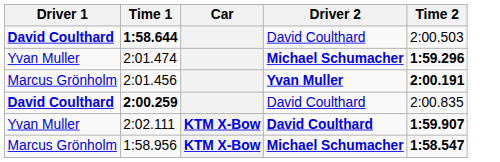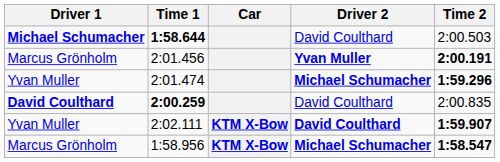(61, 37) David Coulthard -> (76, 37) Michael Schumacher
rows swapped: (150, 80) <-> (150, 59)
